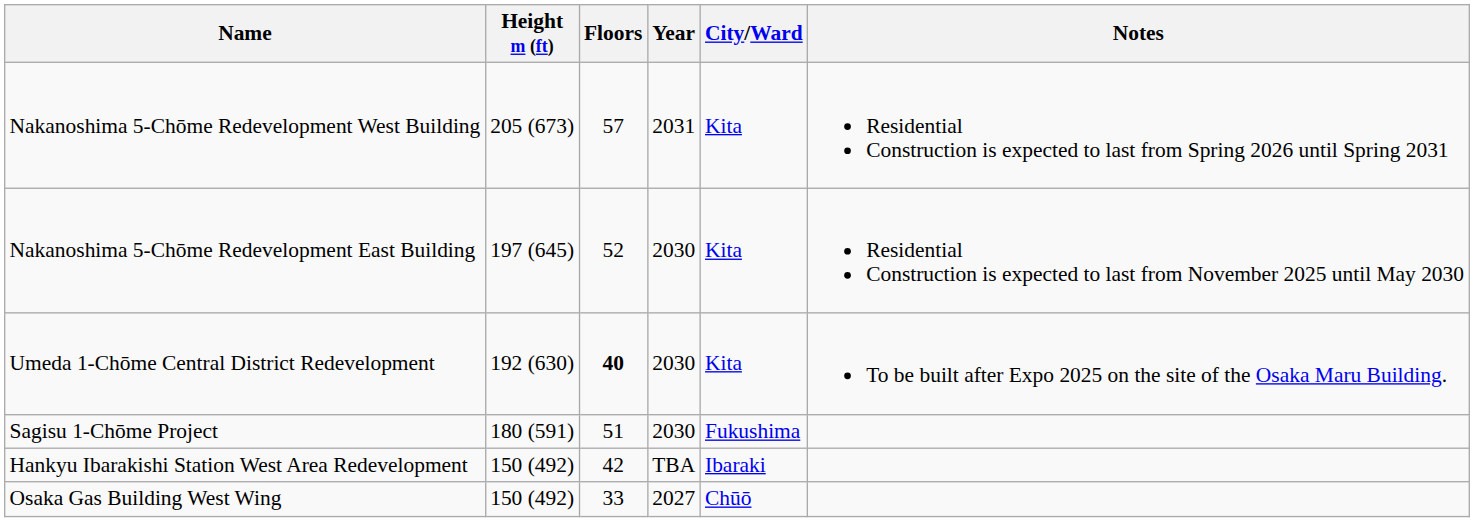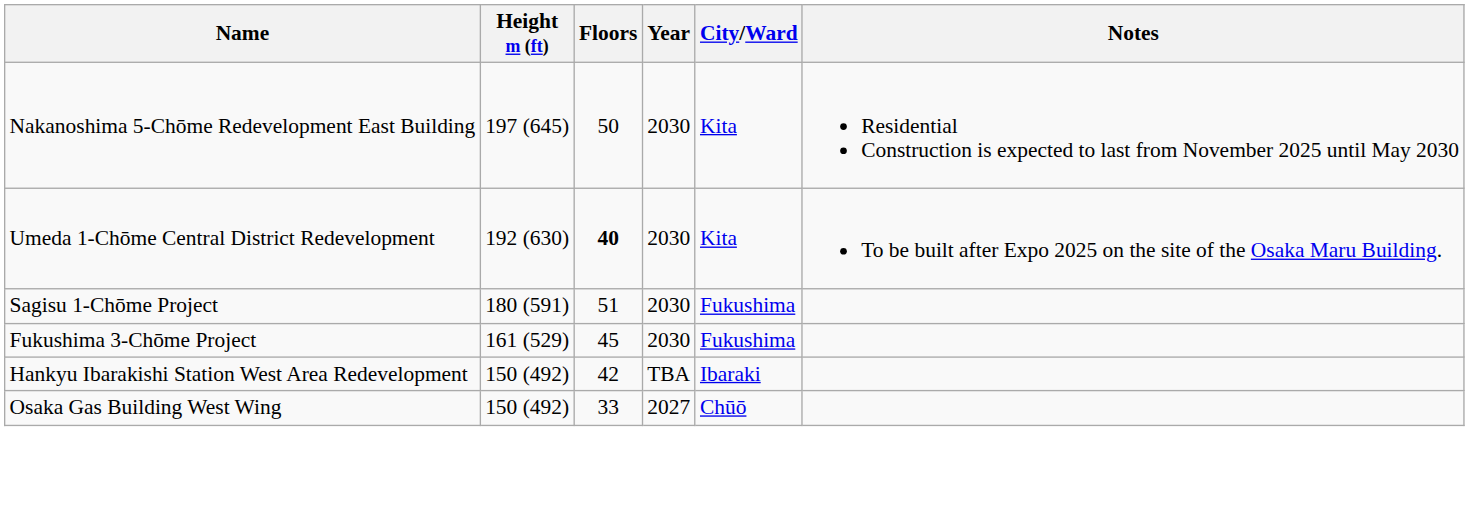- row: (245, 125)
(613, 250) 52 -> (608, 125) 50
+ row: (133, 339)
